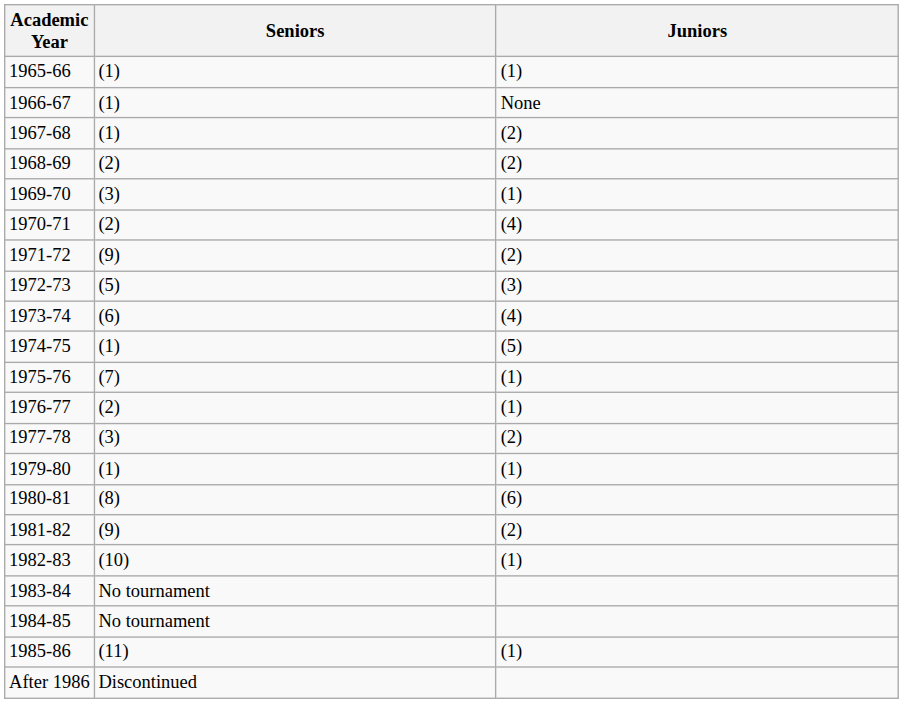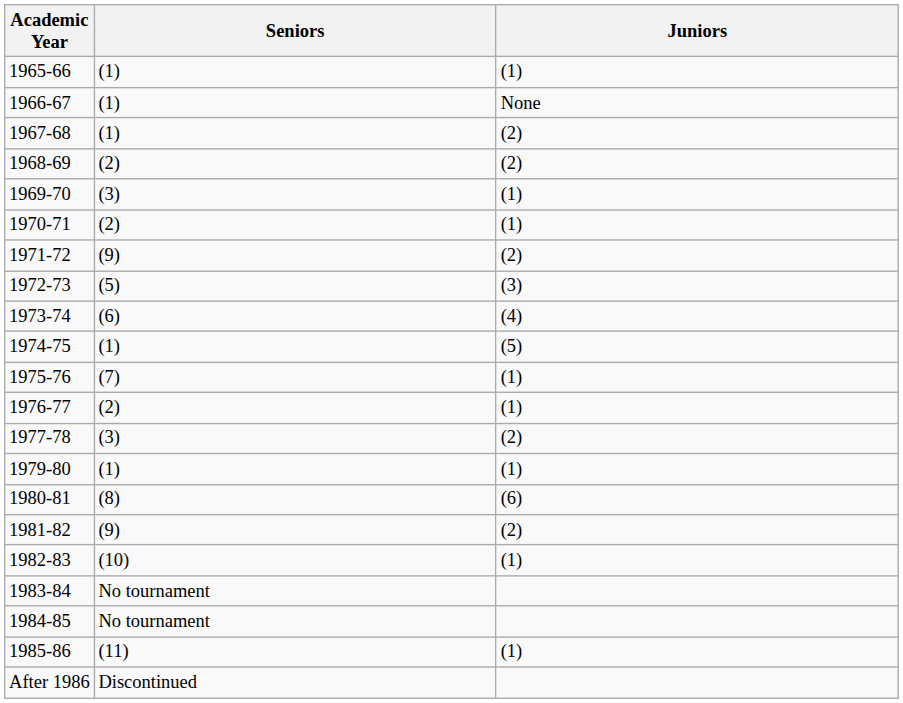(511, 224) (4) -> (511, 224) (1)
